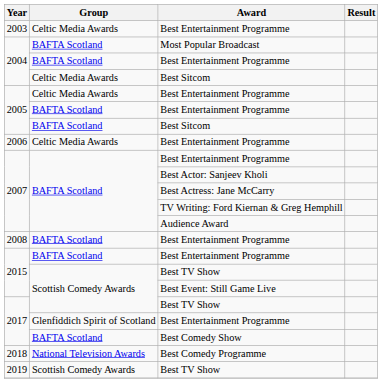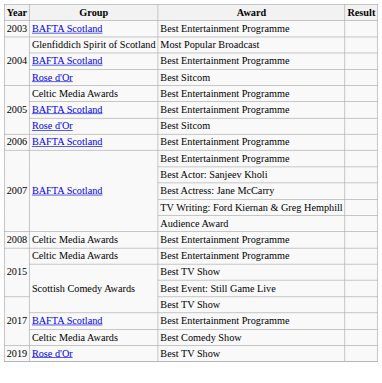(75, 28) Celtic Media Awards -> (67, 28) BAFTA Scotland
(67, 45) BAFTA Scotland -> (94, 45) Glenfiddich Spirit of Scotland
(75, 77) Celtic Media Awards -> (52, 77) Rose d'Or
(67, 126) BAFTA Scotland -> (52, 126) Rose d'Or
(75, 142) Celtic Media Awards -> (67, 142) BAFTA Scotland
(67, 239) BAFTA Scotland -> (75, 239) Celtic Media Awards
(67, 256) BAFTA Scotland -> (75, 256) Celtic Media Awards
(94, 321) Glenfiddich Spirit of Scotland -> (67, 321) BAFTA Scotland
(67, 337) BAFTA Scotland -> (75, 337) Celtic Media Awards
- row: (17, 353)
(83, 369) Scottish Comedy Awards -> (52, 353) Rose d'Or
